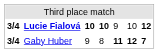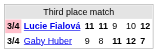(13, 26) no background -> (13, 26) pink background
(90, 26) 10 -> (89, 26) 11
(104, 26) 10 -> (103, 26) 11
